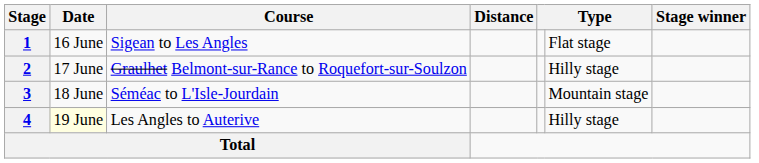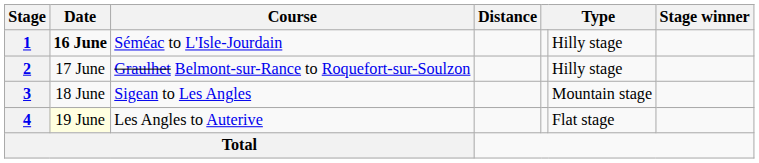(78, 42) normal -> (80, 42) bold
(179, 42) Sigean to Les Angles -> (198, 42) Séméac to L'Isle-Jourdain
(580, 42) Flat stage -> (587, 42) Hilly stage
(195, 94) Séméac to L'Isle-Jourdain -> (183, 94) Sigean to Les Angles
(584, 119) Hilly stage -> (583, 119) Flat stage
